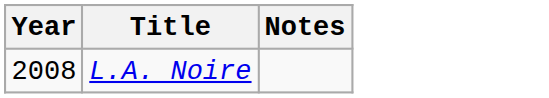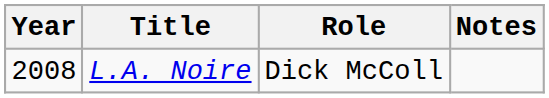+ column: (354, 27)
